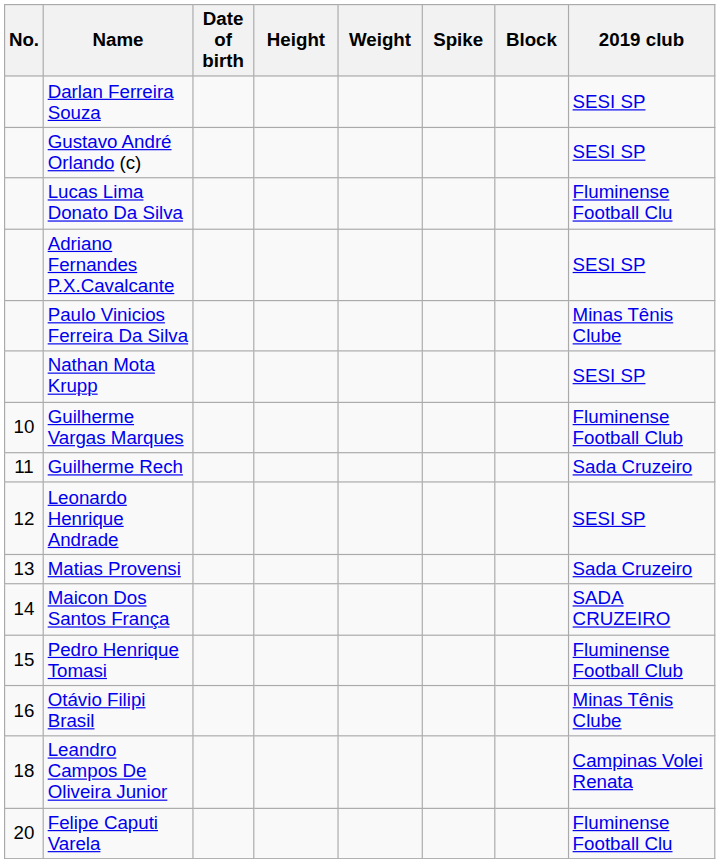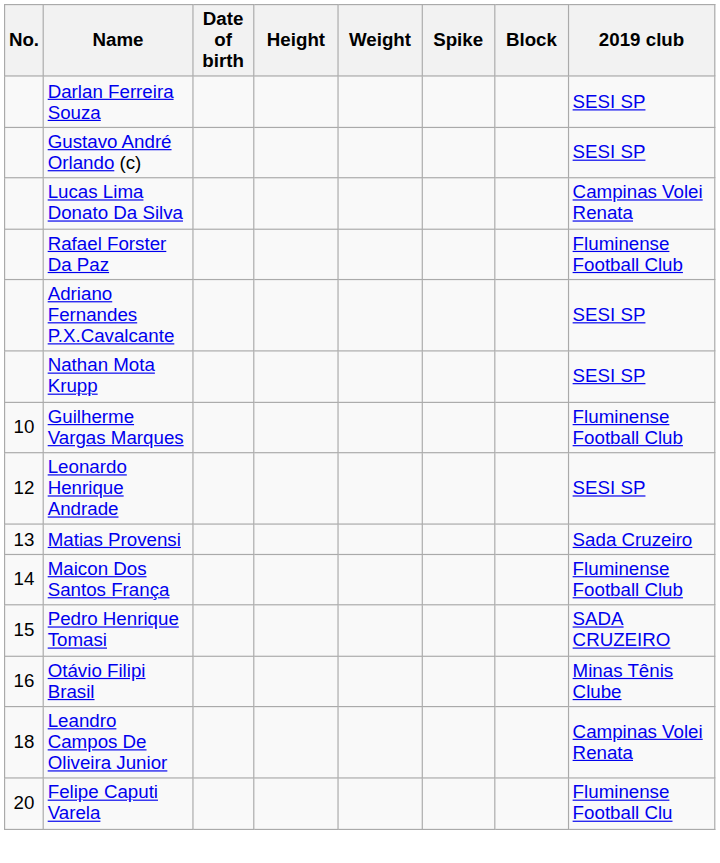(623, 203) Fluminense Football Clu -> (638, 203) Campinas Volei Renata
+ row: (107, 253)
- row: (118, 325)
- row: (115, 467)
(622, 609) SADA CRUZEIRO -> (628, 579) Fluminense Football Club
(628, 659) Fluminense Football Club -> (622, 630) SADA CRUZEIRO
